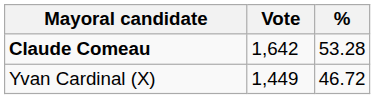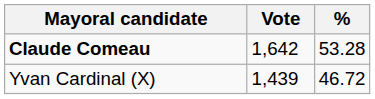(275, 78) 1,449 -> (275, 78) 1,439
